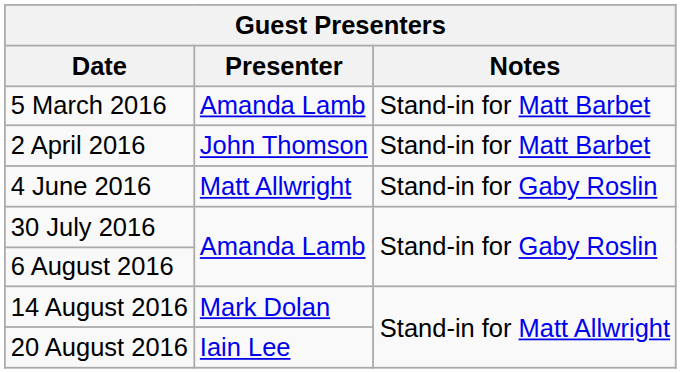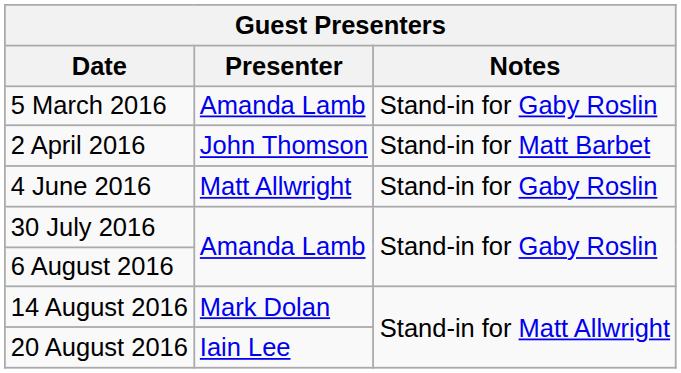(515, 106) Stand-in for Matt Barbet -> (519, 106) Stand-in for Gaby Roslin
